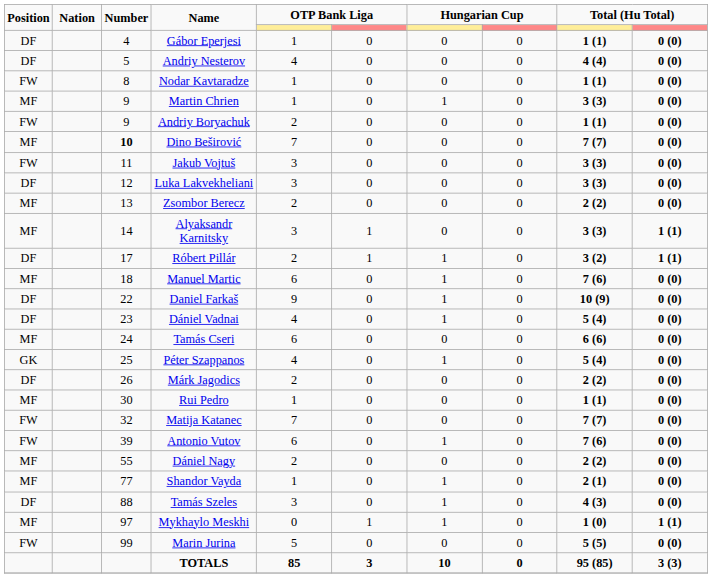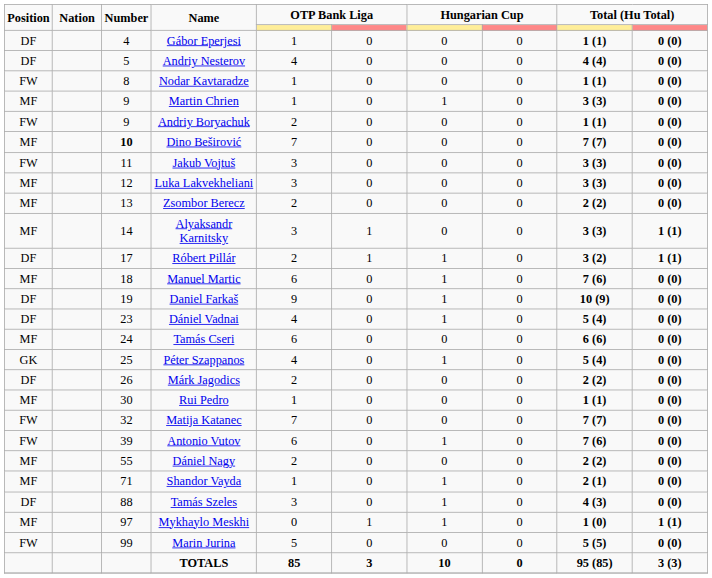(28, 182) DF -> (28, 182) MF
(126, 299) 22 -> (126, 299) 19
(126, 481) 77 -> (126, 481) 71
